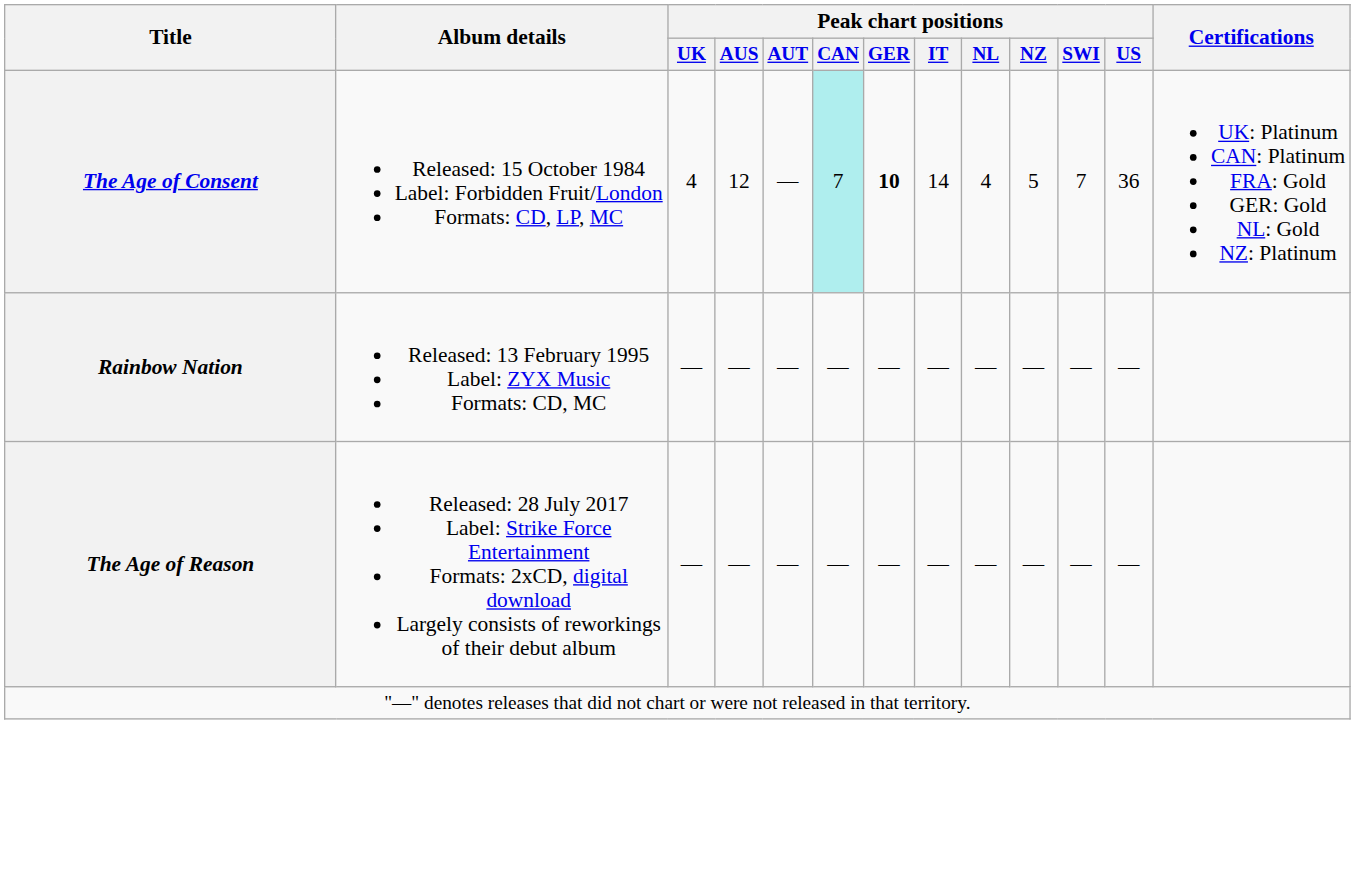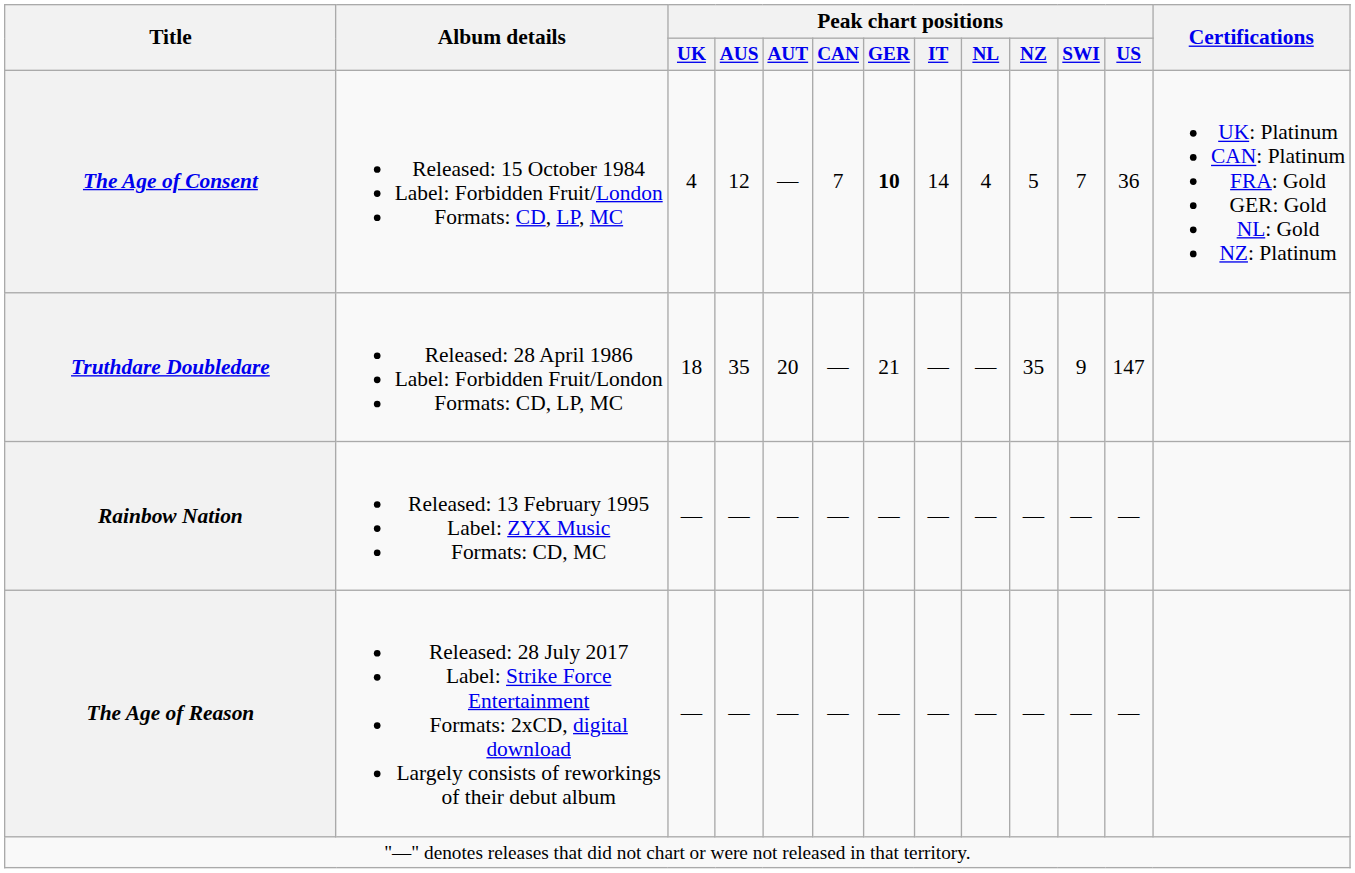(838, 181) paleturquoise background -> (838, 181) no background
+ row: (170, 366)
